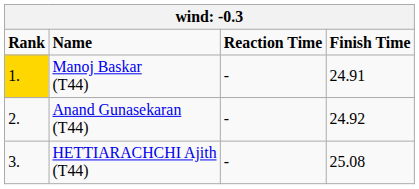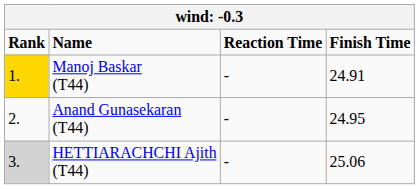(347, 119) 24.92 -> (347, 119) 24.95
(14, 162) no background -> (14, 162) lightgrey background
(347, 162) 25.08 -> (347, 162) 25.06
